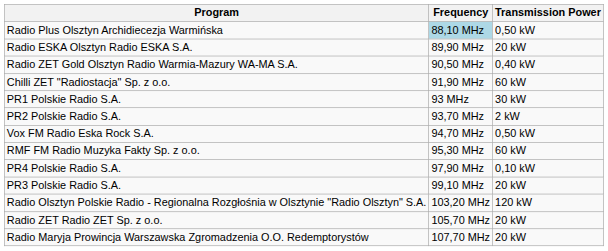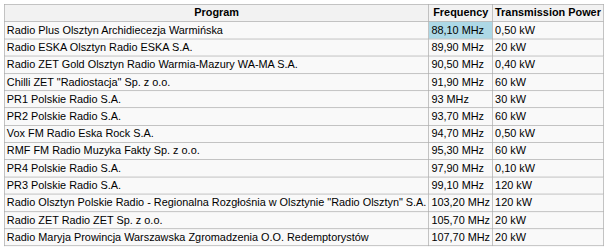(507, 116) 2 kW -> (510, 116) 60 kW
(510, 185) 20 kW -> (514, 185) 120 kW
